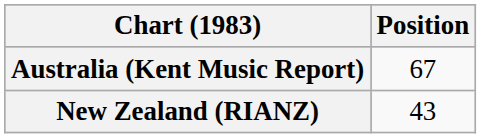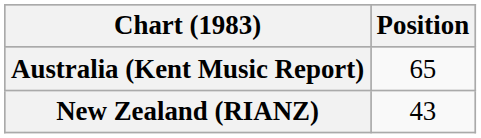(423, 68) 67 -> (423, 68) 65
